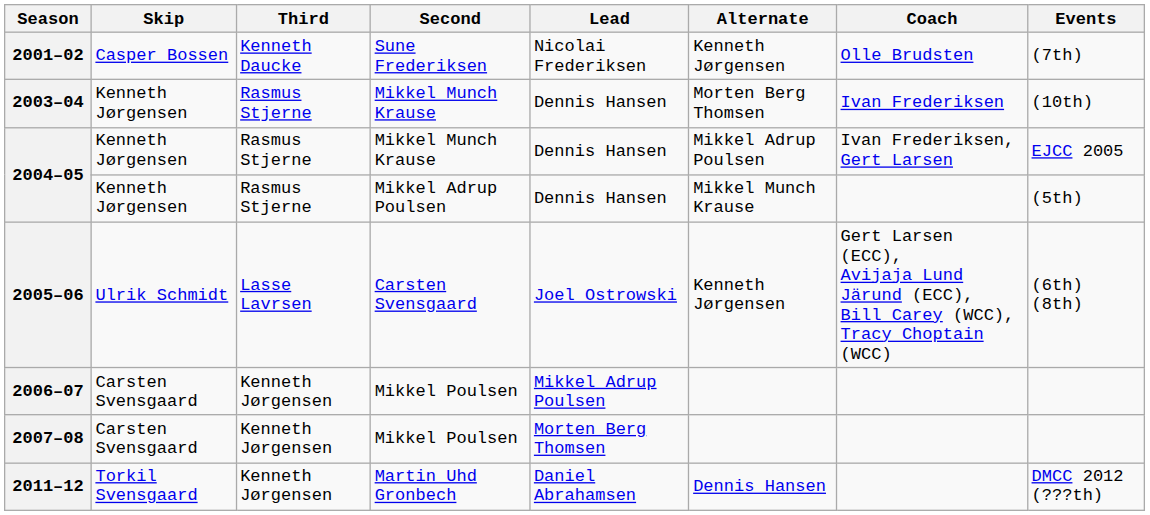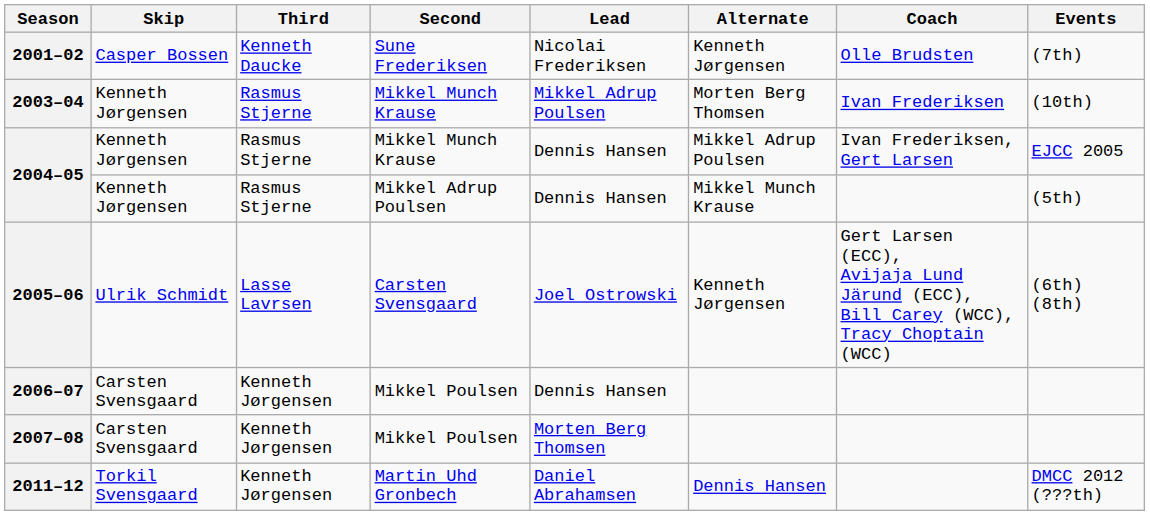(600, 104) Dennis Hansen -> (595, 104) Mikkel Adrup Poulsen
(595, 391) Mikkel Adrup Poulsen -> (600, 391) Dennis Hansen
